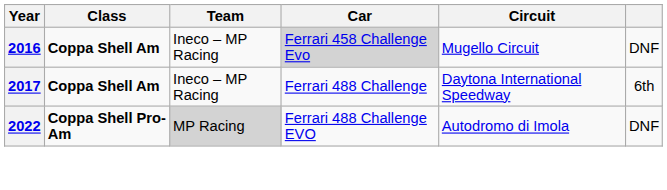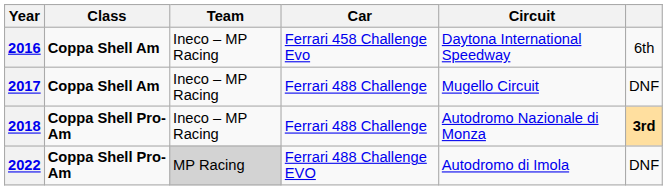(356, 47) lightgrey background -> (356, 47) no background
(490, 47) Mugello Circuit -> (512, 47) Daytona International Speedway
(644, 47) DNF -> (644, 47) 6th
(512, 86) Daytona International Speedway -> (490, 86) Mugello Circuit
(644, 86) 6th -> (644, 86) DNF
+ row: (24, 126)
